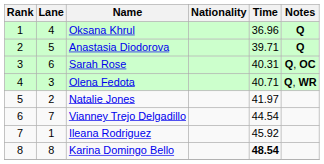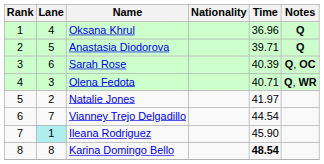(265, 64) 40.31 -> (265, 64) 40.39
(51, 133) no background -> (51, 133) paleturquoise background
(265, 133) 45.92 -> (265, 133) 45.90
